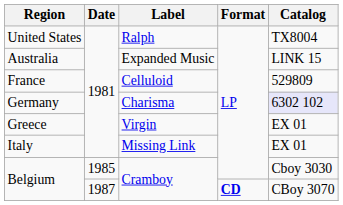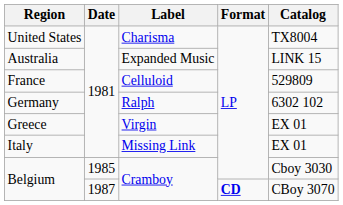(138, 37) Ralph -> (148, 37) Charisma
(148, 102) Charisma -> (138, 102) Ralph
(297, 102) lavender background -> (297, 102) no background
